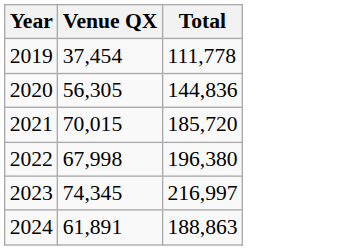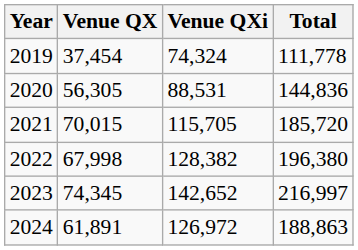+ column: (218, 21)
